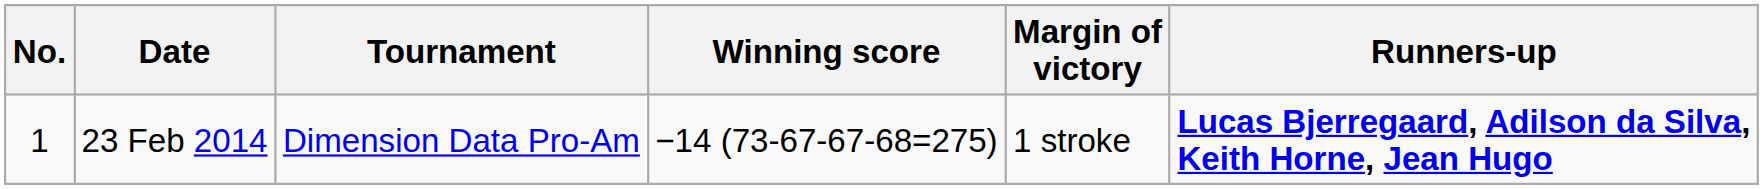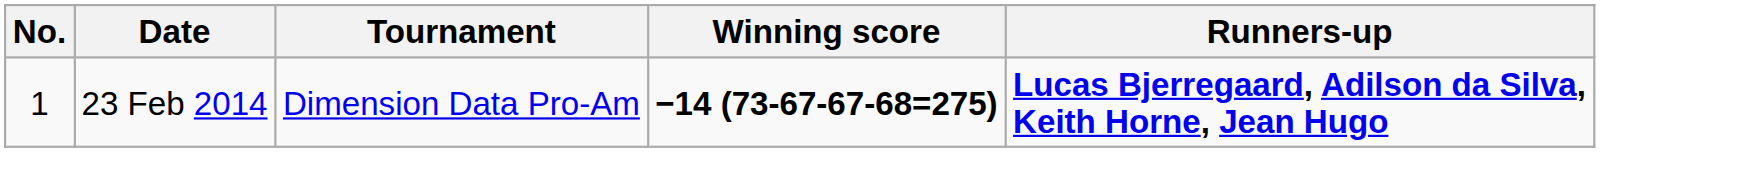- column: (1088, 50)
(826, 140) normal -> (826, 102) bold
